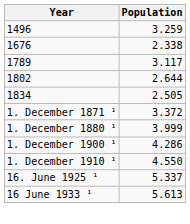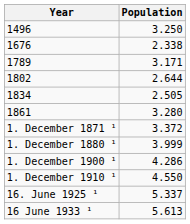(167, 29) 3.259 -> (167, 29) 3.250
(167, 62) 3.117 -> (167, 62) 3.171
+ row: (19, 112)
